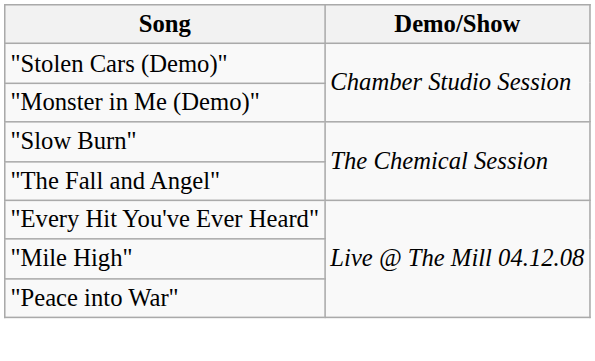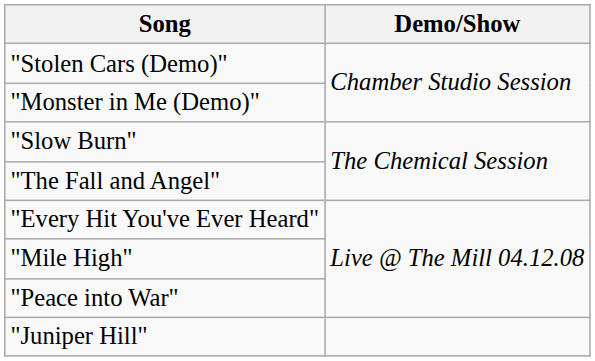+ row: (79, 336)
